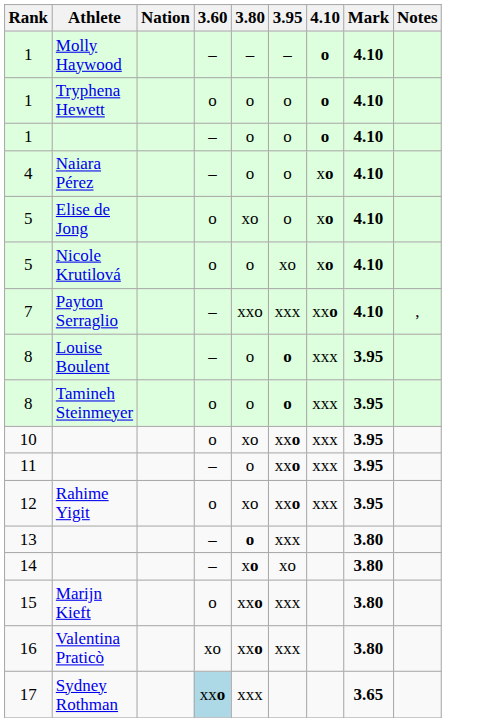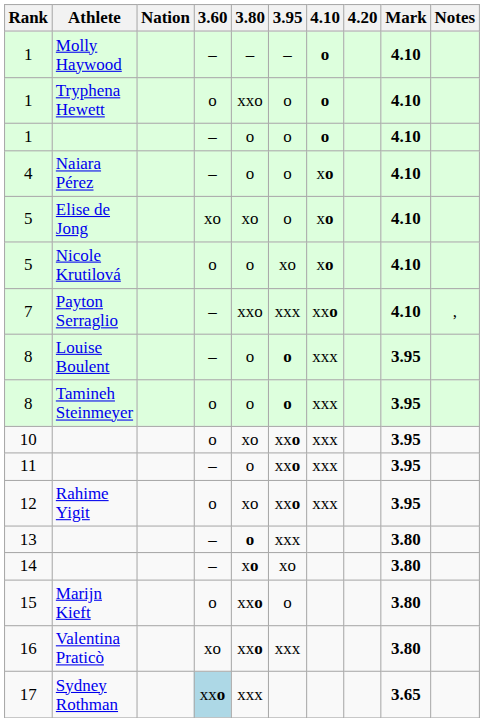+ column: (363, 17)
(250, 100) o -> (250, 100) xxo
(213, 219) o -> (213, 219) xo
(288, 602) xxx -> (288, 602) o
